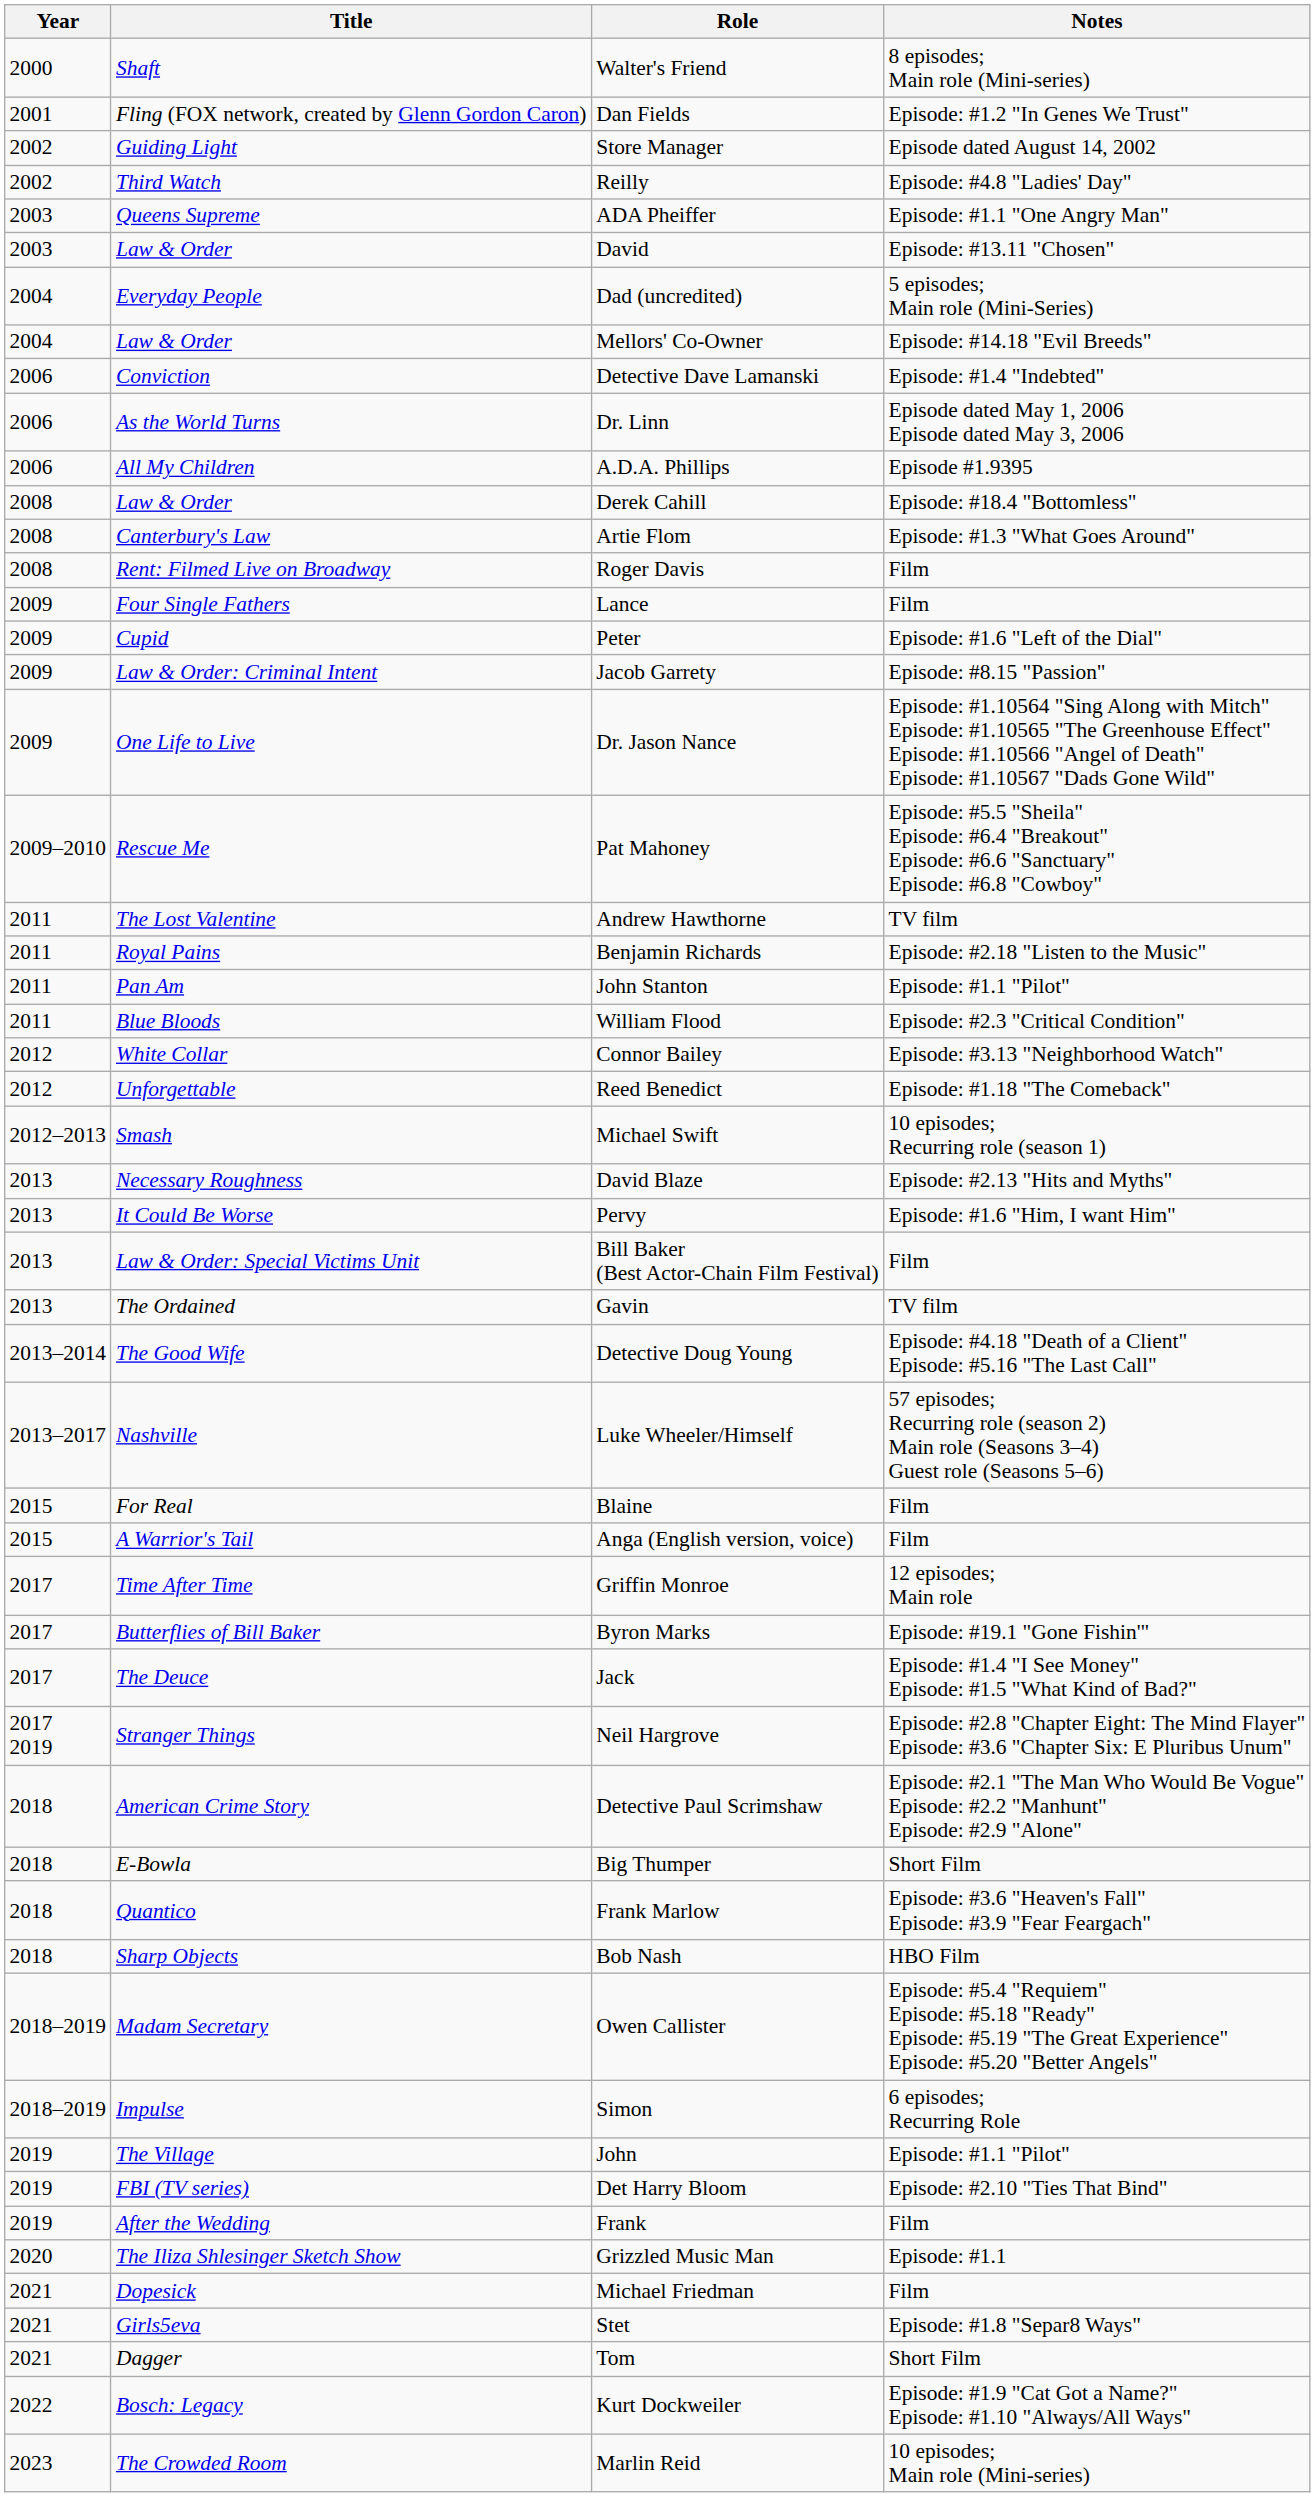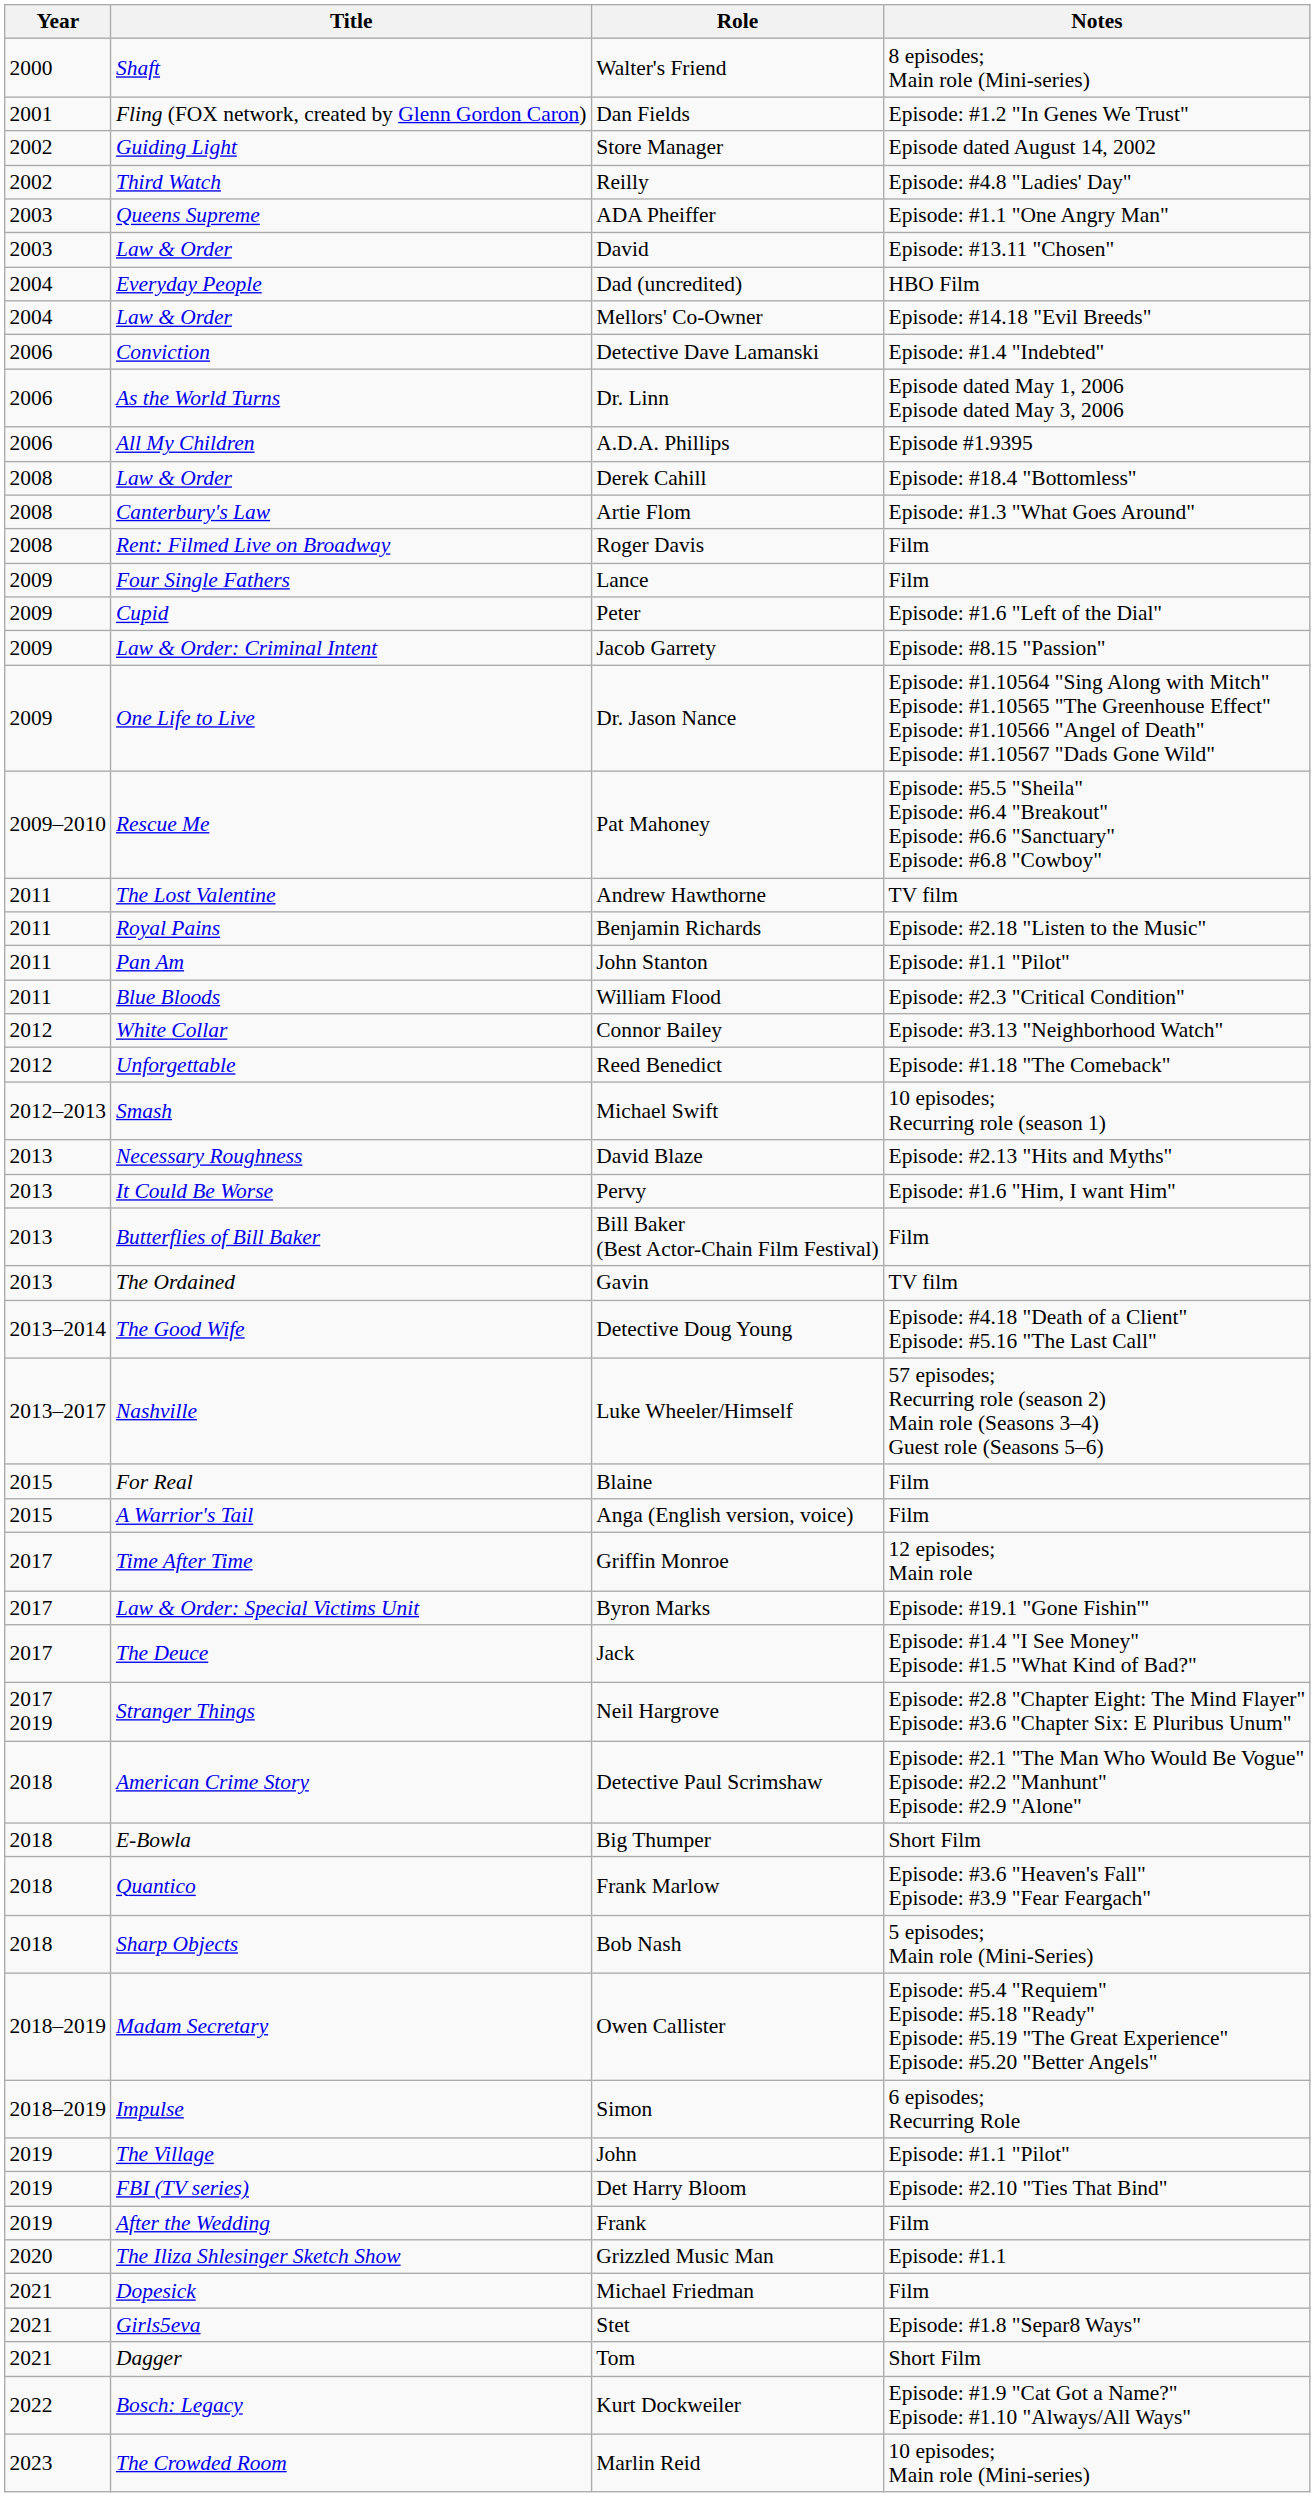(991, 295) 5 episodes; Main role (Mini-Series) -> (934, 283) HBO Film
(268, 1260) Law & Order: Special Victims Unit -> (218, 1236) Butterflies of Bill Baker
(218, 1631) Butterflies of Bill Baker -> (268, 1607) Law & Order: Special Victims Unit
(934, 1956) HBO Film -> (991, 1944) 5 episodes; Main role (Mini-Series)
